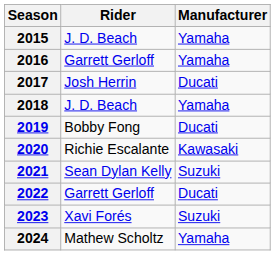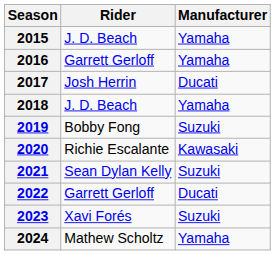(198, 127) Ducati -> (199, 127) Suzuki
